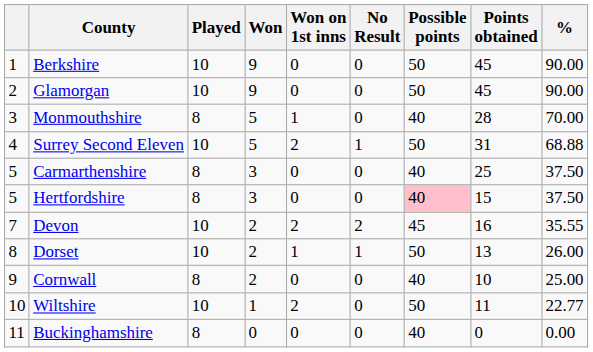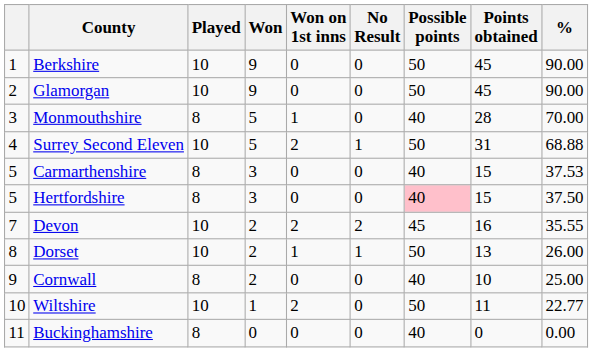(483, 171) 25 -> (483, 171) 15
(565, 171) 37.50 -> (565, 171) 37.53
